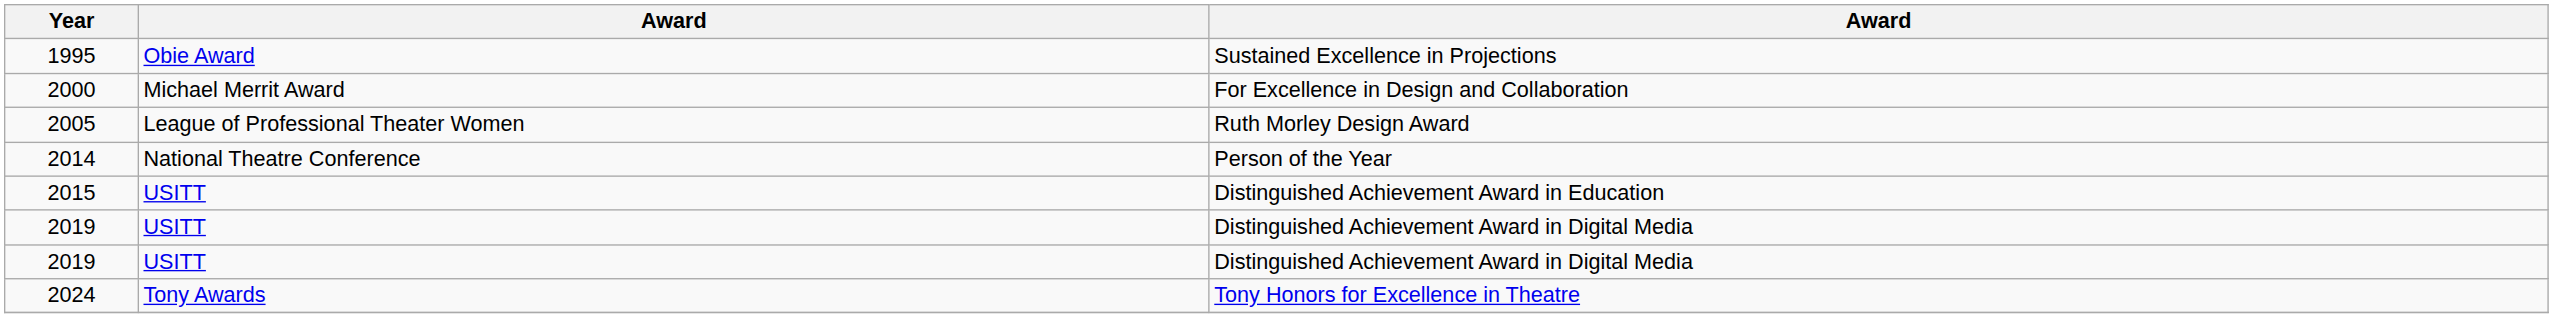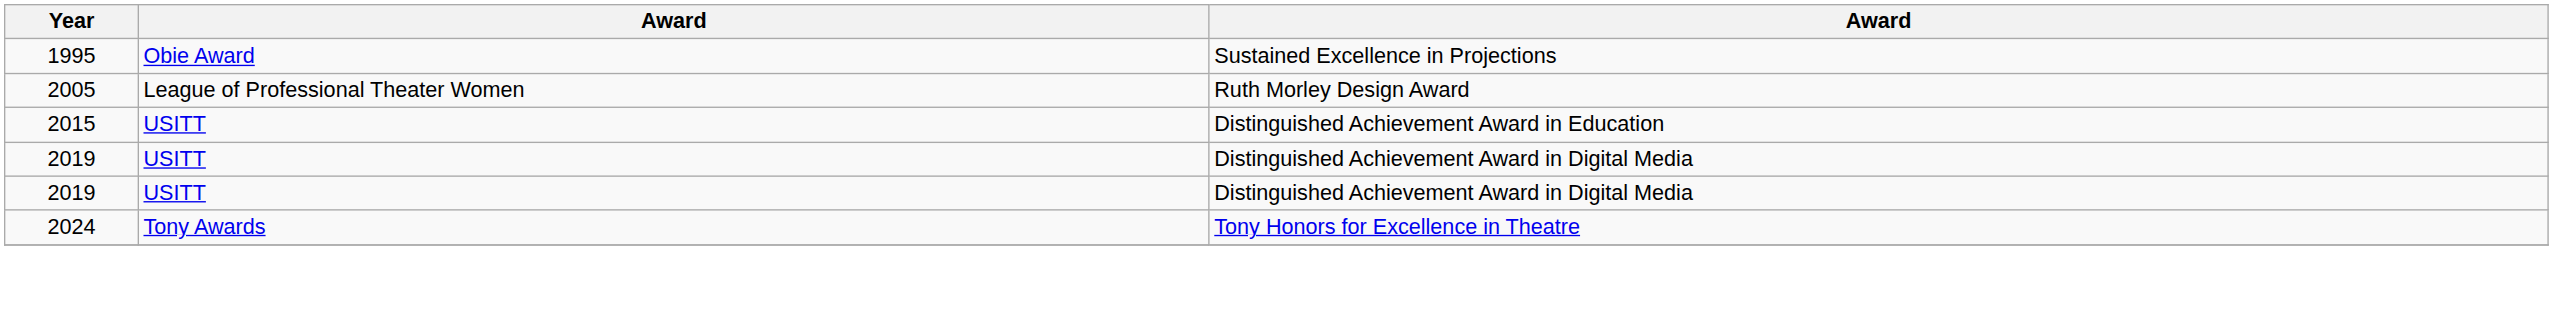- row: (72, 90)
- row: (72, 158)
